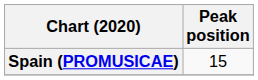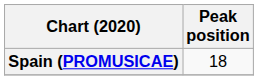(218, 61) 15 -> (218, 61) 18
